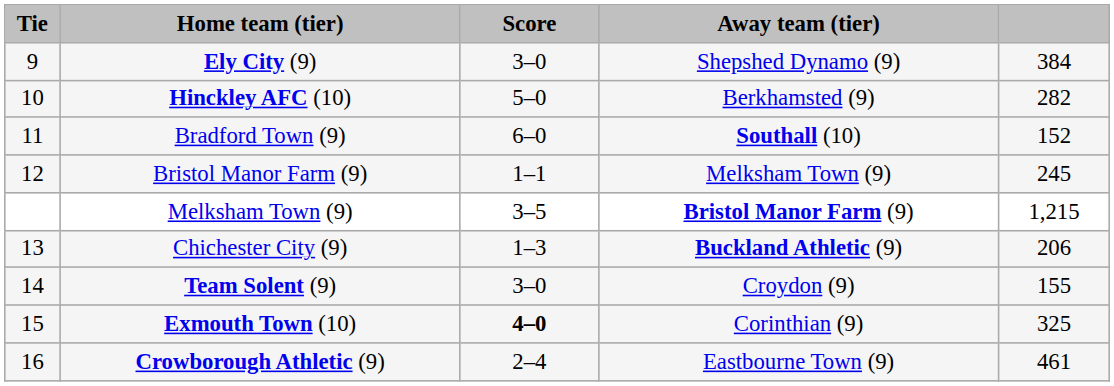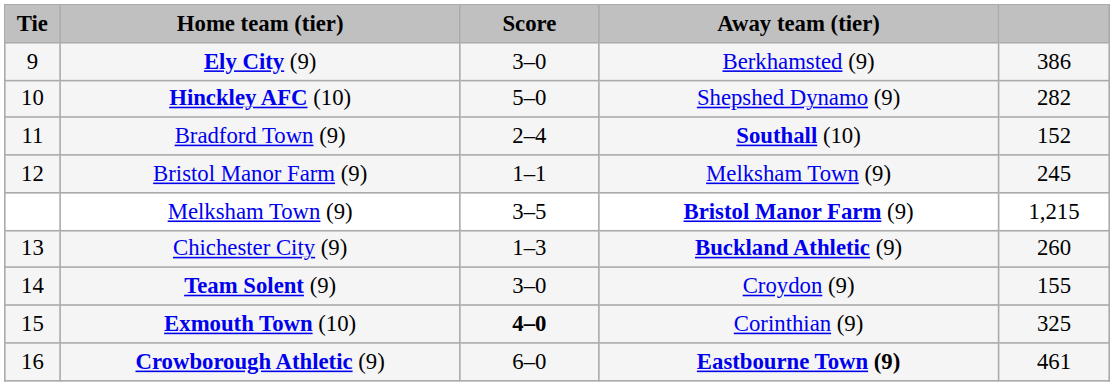(799, 61) Shepshed Dynamo (9) -> (799, 61) Berkhamsted (9)
(1054, 61) 384 -> (1054, 61) 386
(799, 98) Berkhamsted (9) -> (799, 98) Shepshed Dynamo (9)
(529, 136) 6–0 -> (529, 136) 2–4
(1054, 248) 206 -> (1054, 248) 260
(529, 361) 2–4 -> (529, 361) 6–0
(799, 361) normal -> (799, 361) bold
